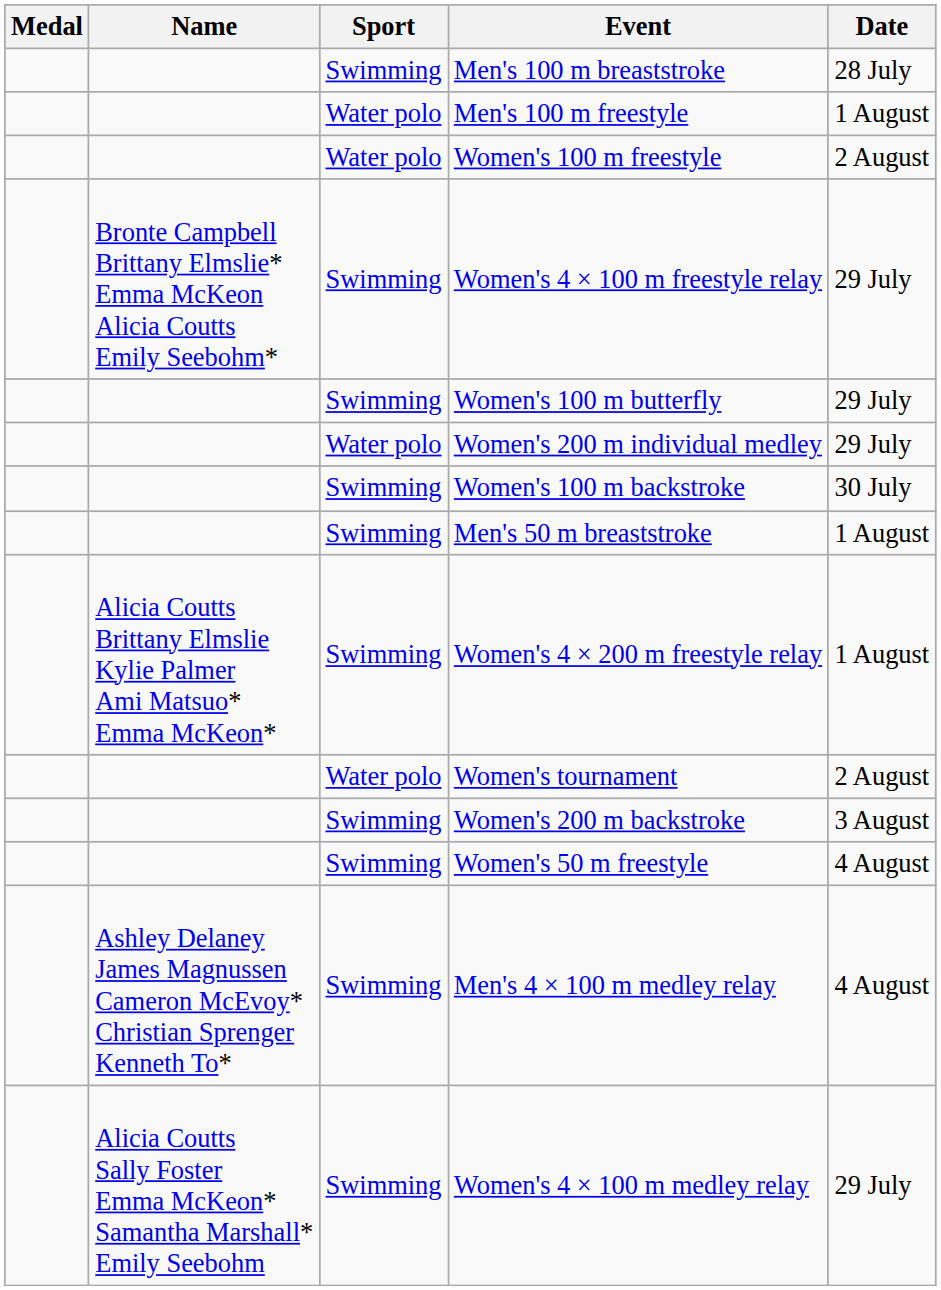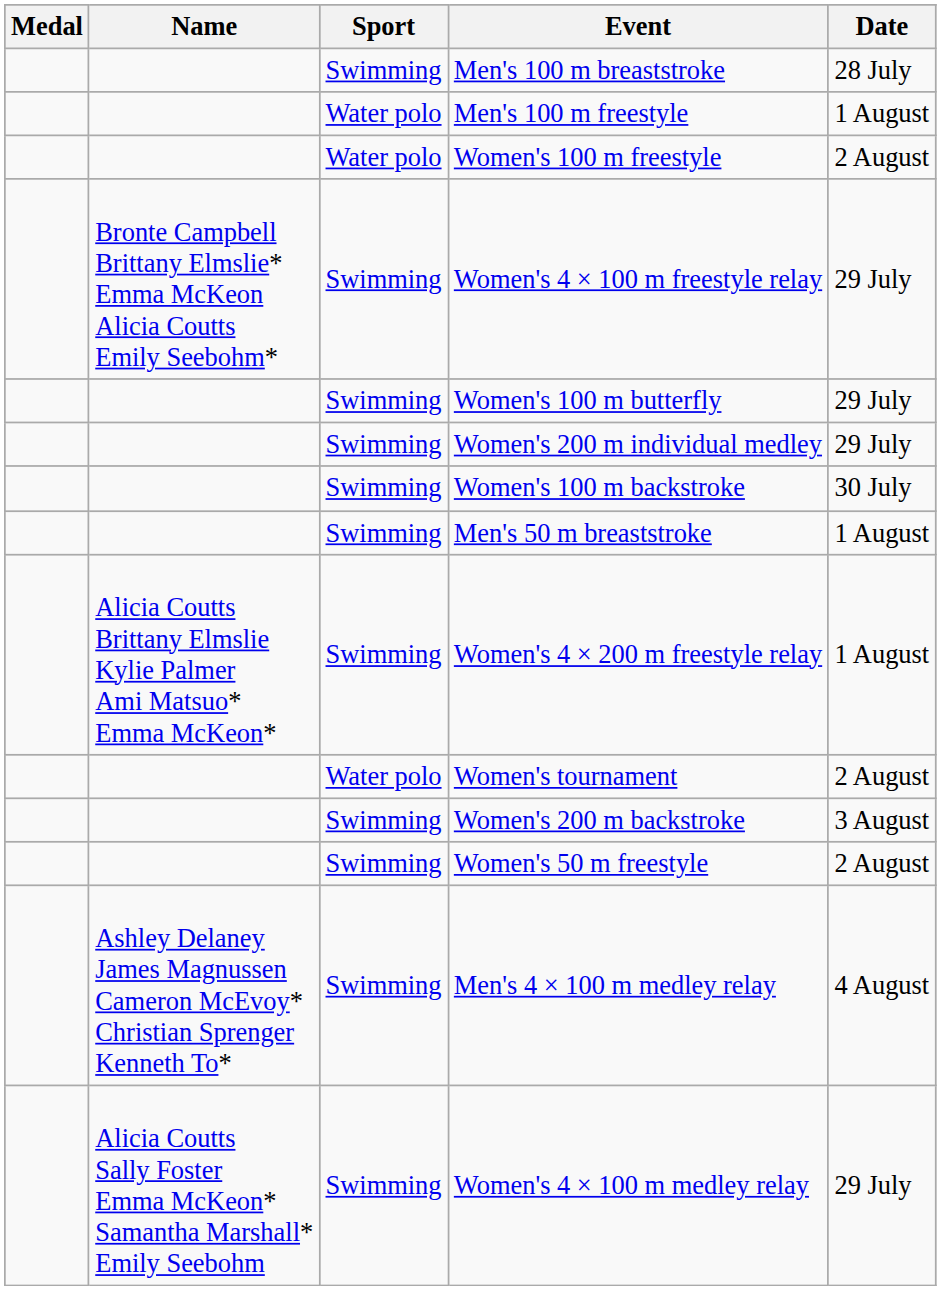(384, 444) Water polo -> (384, 444) Swimming
(882, 862) 4 August -> (882, 862) 2 August
